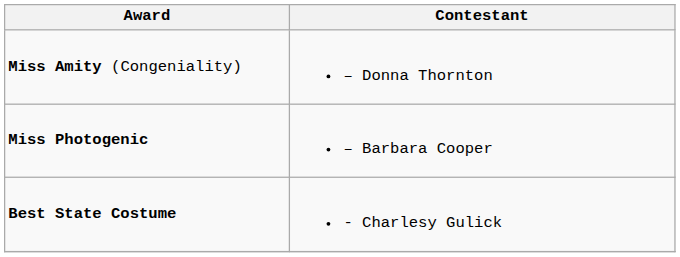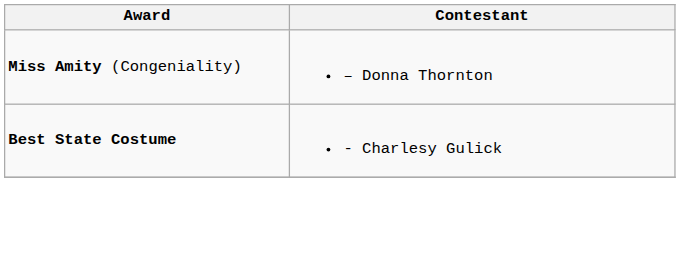- row: (78, 141)
